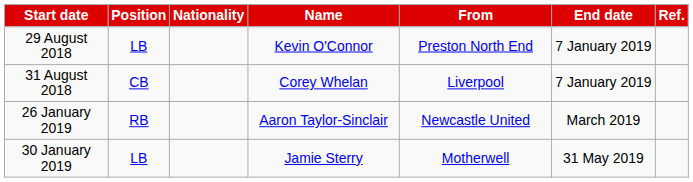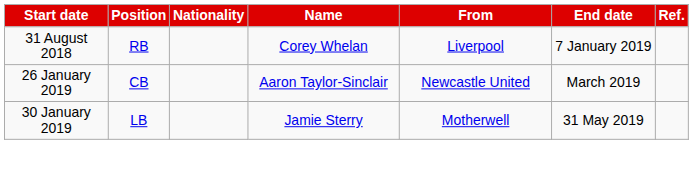- row: (56, 46)
(139, 83) CB -> (139, 46) RB
(139, 121) RB -> (139, 83) CB
